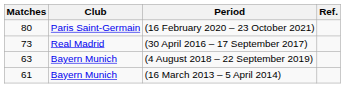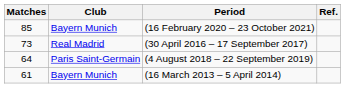(26, 28) 80 -> (26, 28) 85
(96, 28) Paris Saint-Germain -> (84, 28) Bayern Munich
(26, 59) 63 -> (26, 59) 64
(84, 59) Bayern Munich -> (96, 59) Paris Saint-Germain
